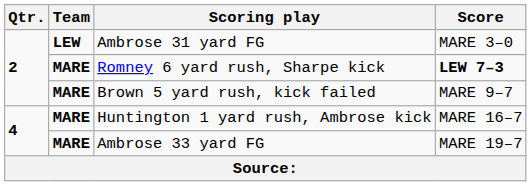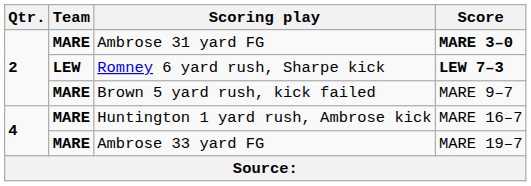(67, 42) LEW -> (71, 42) MARE
(476, 42) normal -> (476, 42) bold
(71, 68) MARE -> (67, 68) LEW
